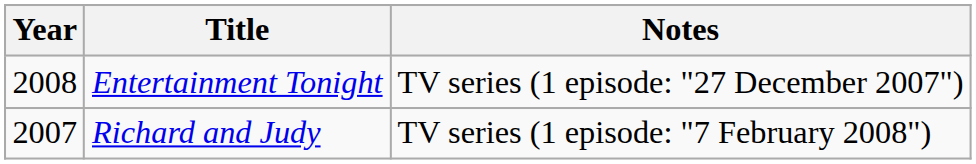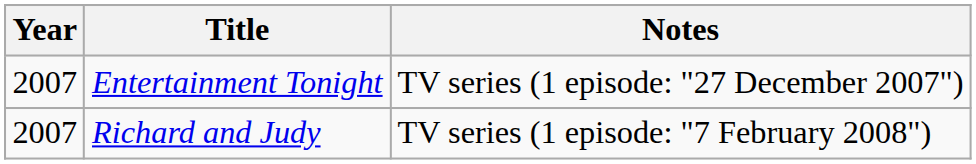(45, 81) 2008 -> (45, 81) 2007
